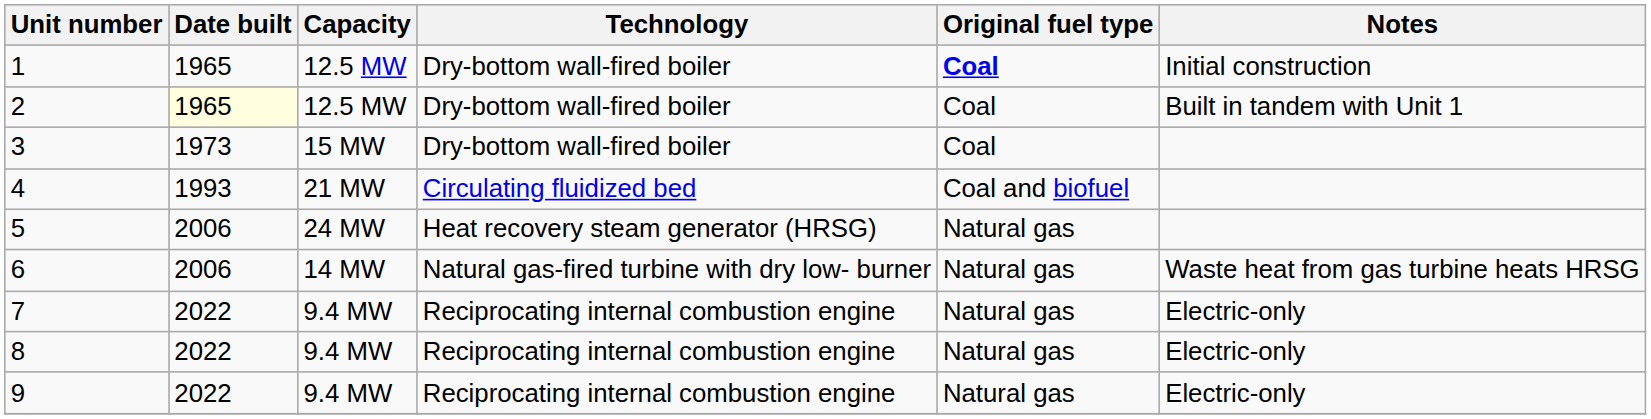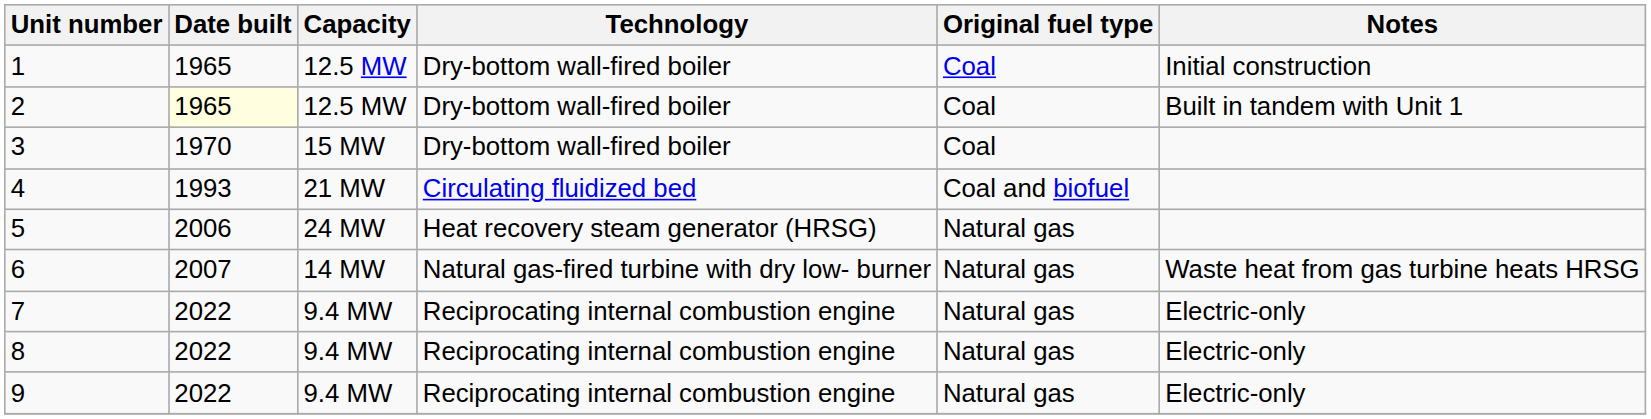(971, 65) bold -> (969, 65) normal
(203, 147) 1973 -> (203, 147) 1970
(203, 270) 2006 -> (203, 270) 2007
